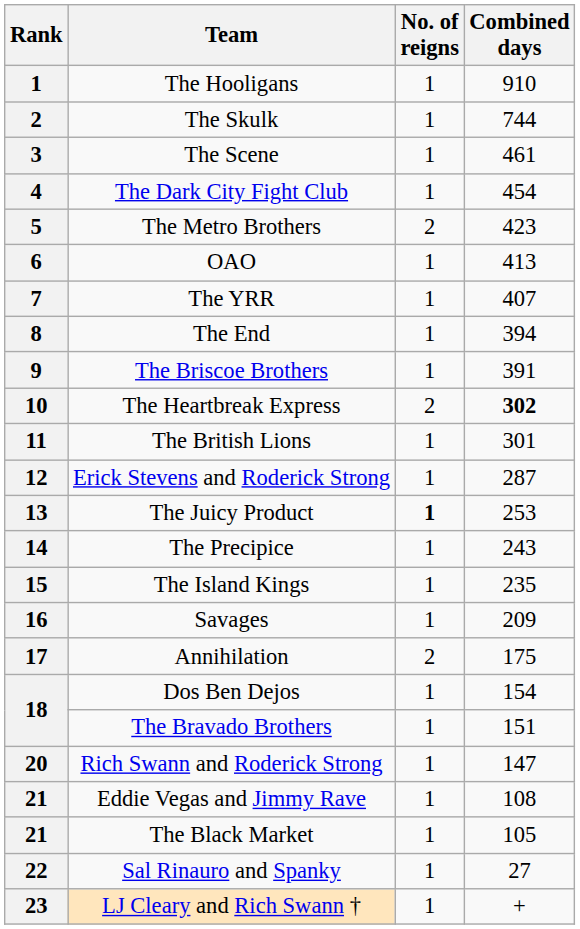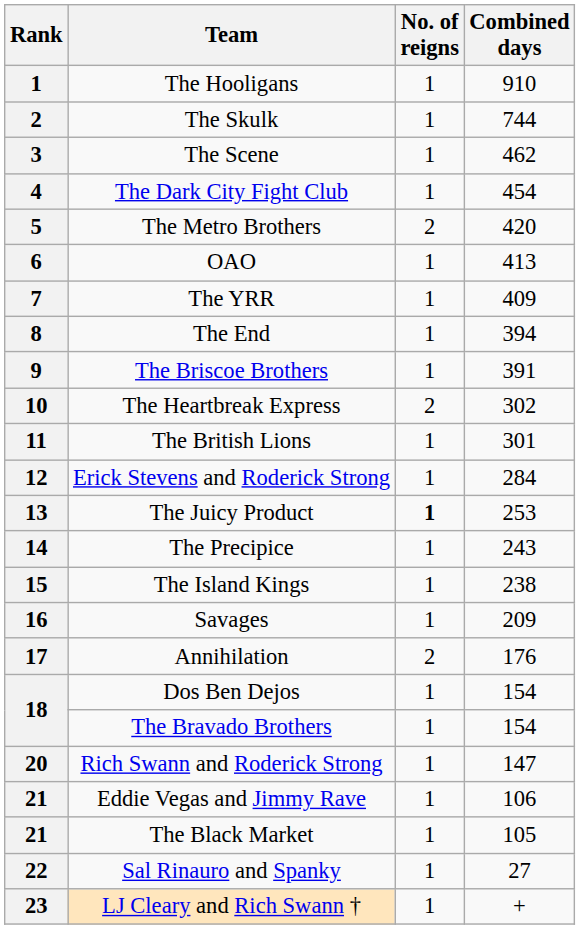(519, 155) 461 -> (519, 155) 462
(519, 226) 423 -> (519, 226) 420
(519, 298) 407 -> (519, 298) 409
(519, 405) bold -> (519, 405) normal
(519, 477) 287 -> (519, 477) 284
(519, 584) 235 -> (519, 584) 238
(519, 656) 175 -> (519, 656) 176
(519, 727) 151 -> (519, 727) 154
(519, 799) 108 -> (519, 799) 106
